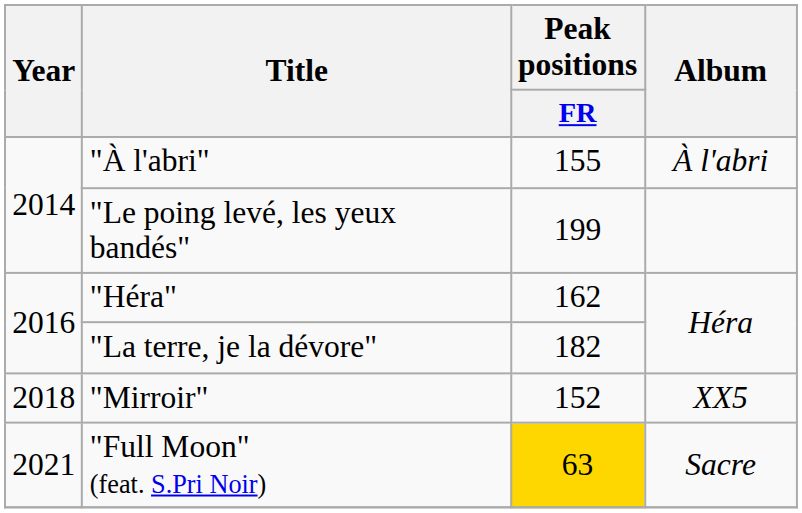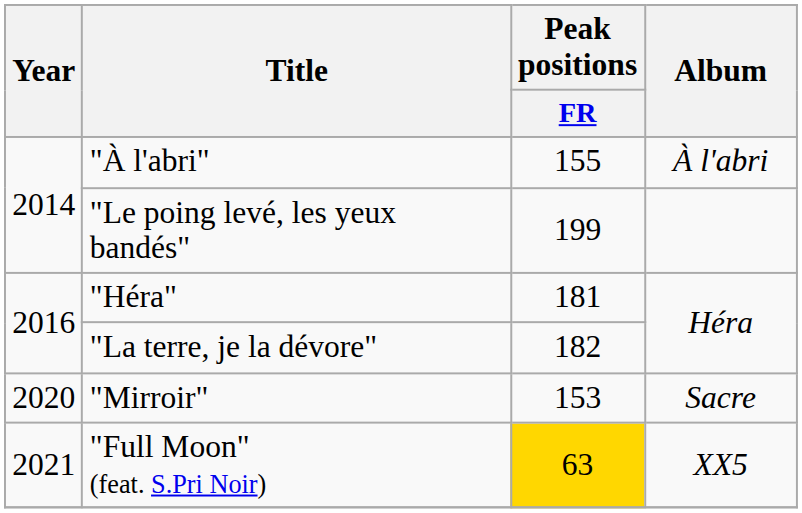(578, 297) 162 -> (578, 297) 181
(44, 397) 2018 -> (44, 397) 2020
(578, 397) 152 -> (578, 397) 153
(721, 397) XX5 -> (721, 397) Sacre
(721, 464) Sacre -> (721, 464) XX5
